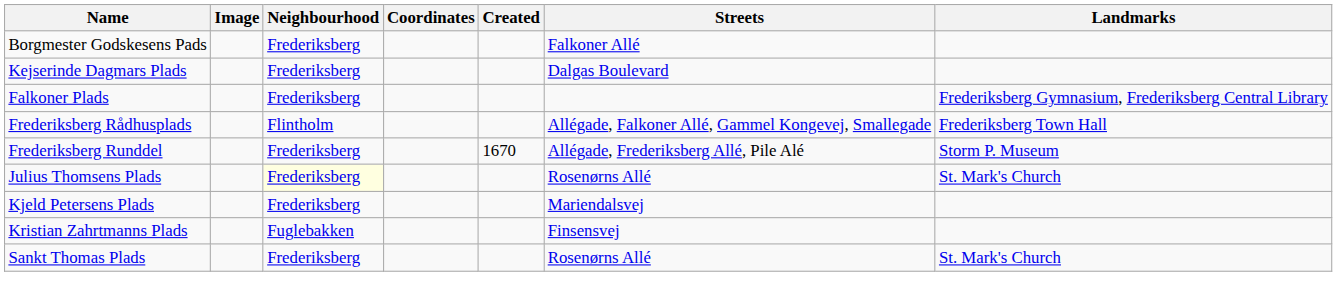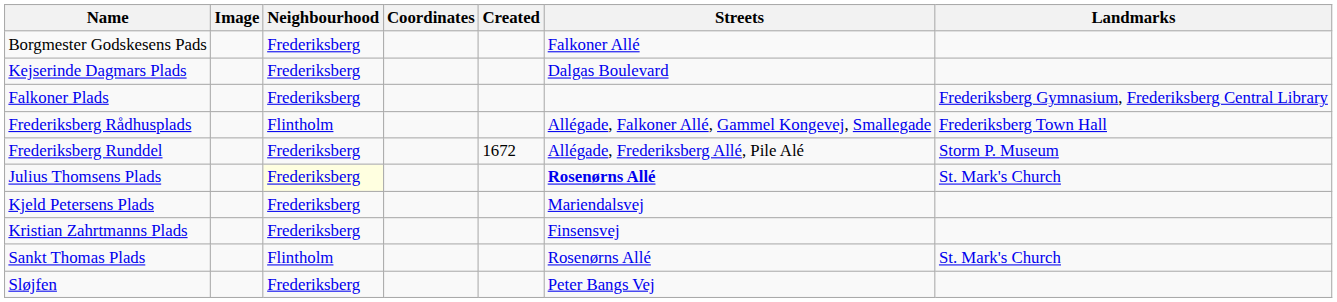(499, 151) 1670 -> (499, 151) 1672
(599, 177) normal -> (602, 177) bold
(311, 230) Fuglebakken -> (314, 230) Frederiksberg
(314, 257) Frederiksberg -> (300, 257) Flintholm
+ row: (33, 284)
